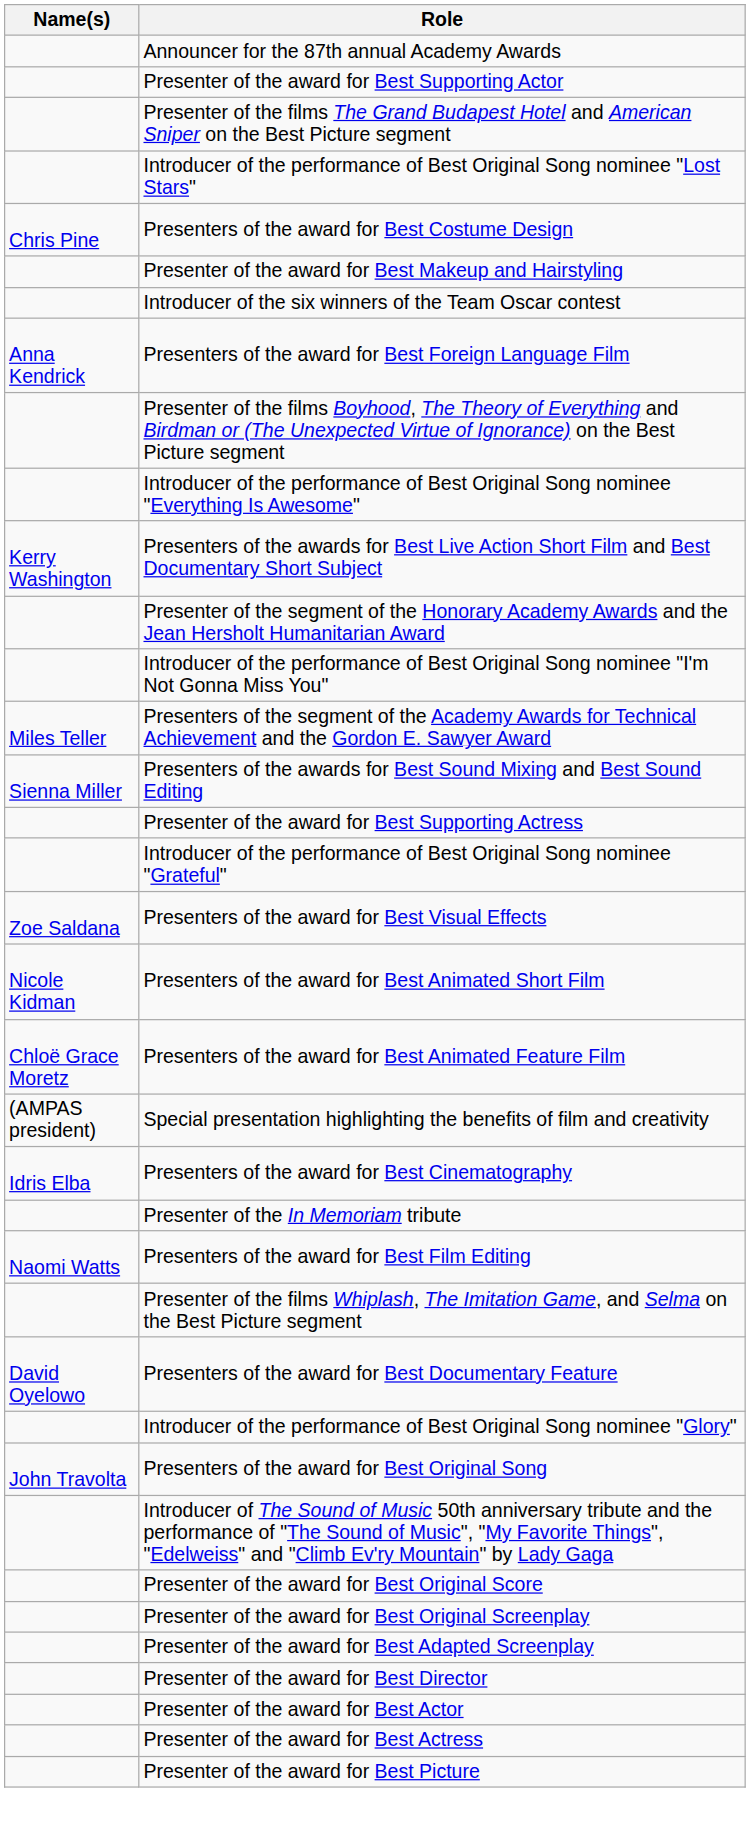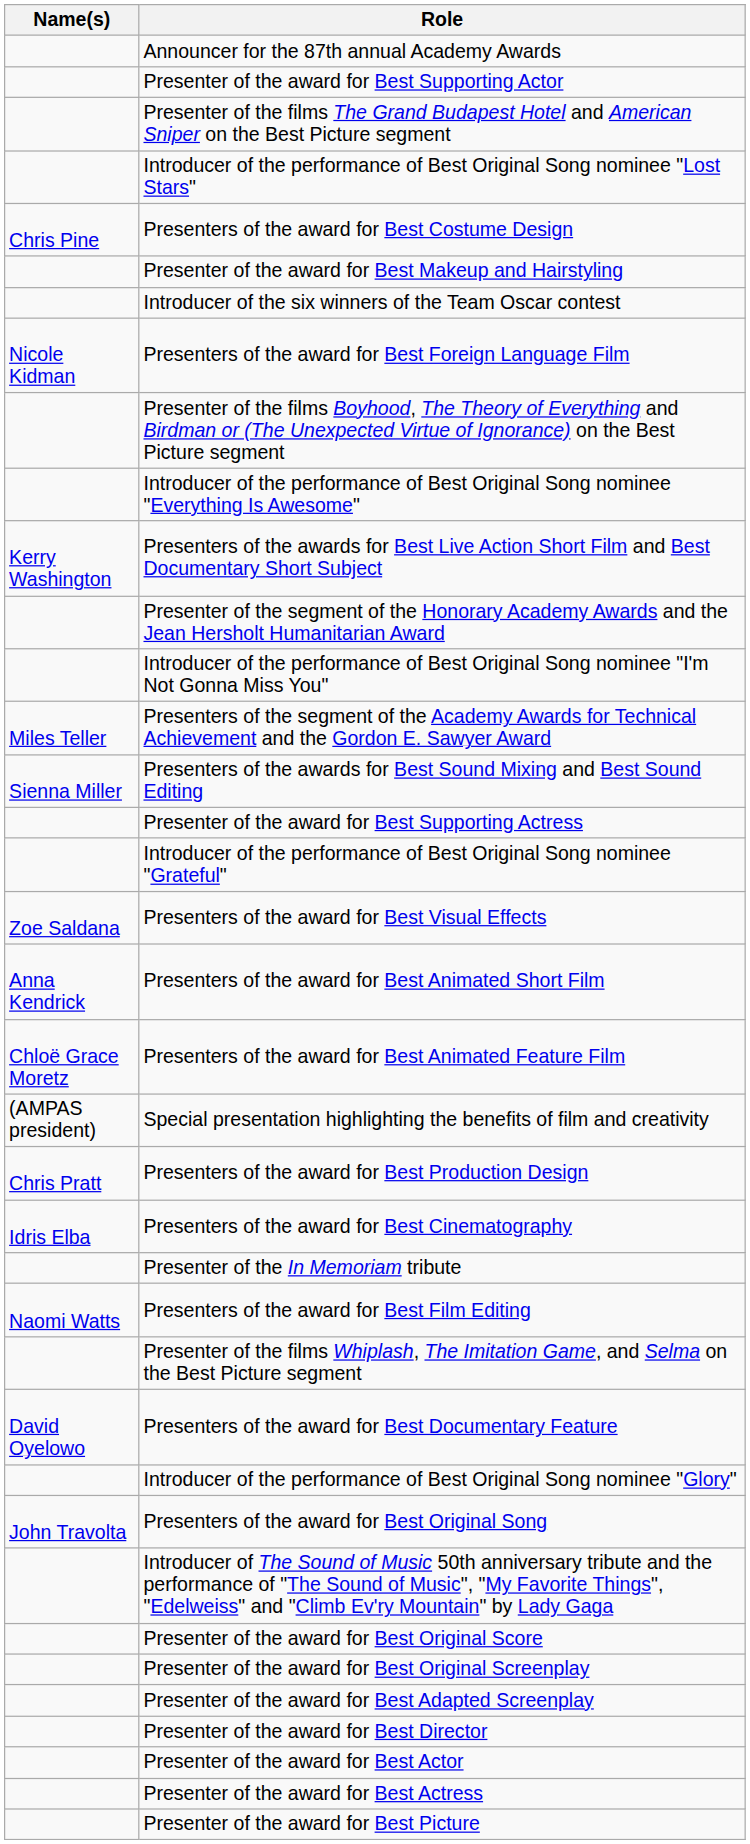(47, 366) Anna Kendrick -> (42, 366) Nicole Kidman
(42, 992) Nicole Kidman -> (47, 992) Anna Kendrick
+ row: (366, 1173)
